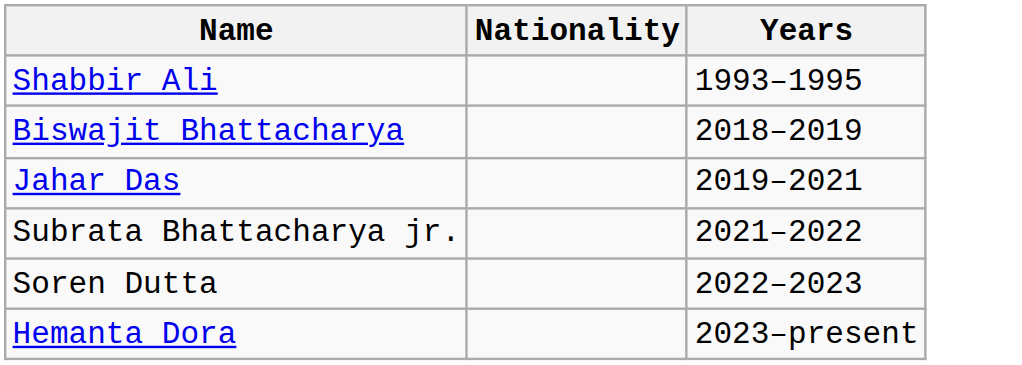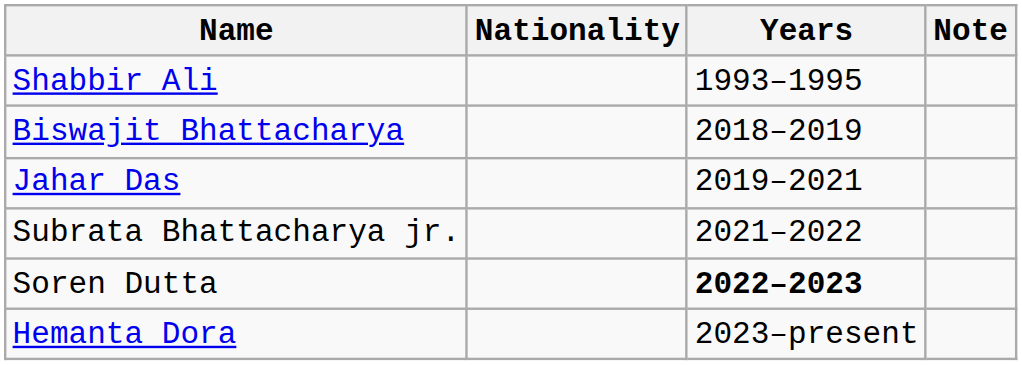+ column: (971, 31)
(779, 284) normal -> (779, 284) bold
